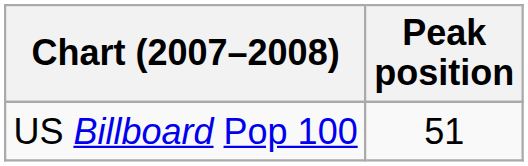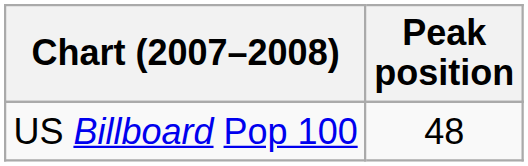(444, 130) 51 -> (444, 130) 48
